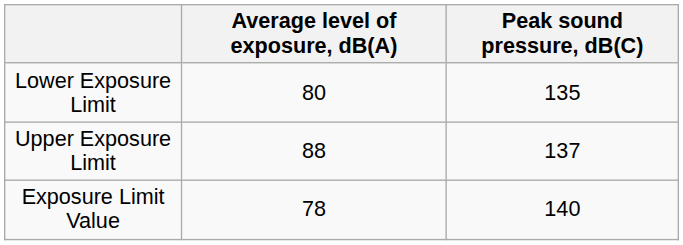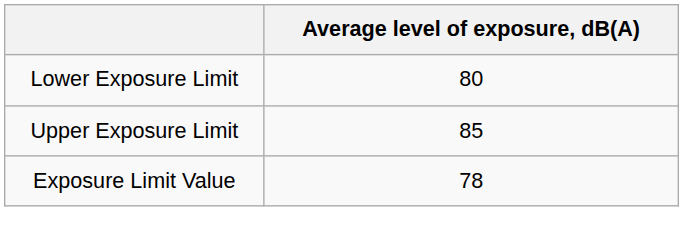- column: (562, 33)
(314, 150) 88 -> (471, 130) 85
